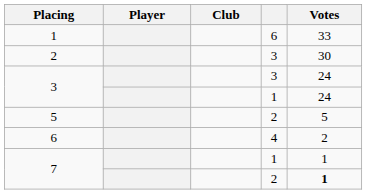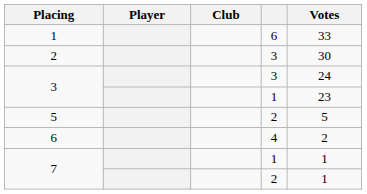(324, 96) 24 -> (324, 96) 23
(324, 179) bold -> (324, 179) normal
